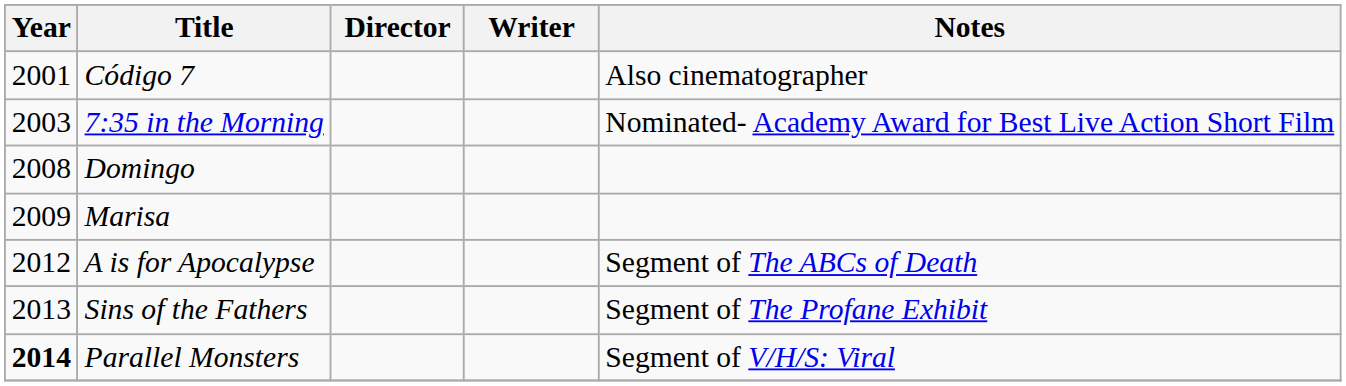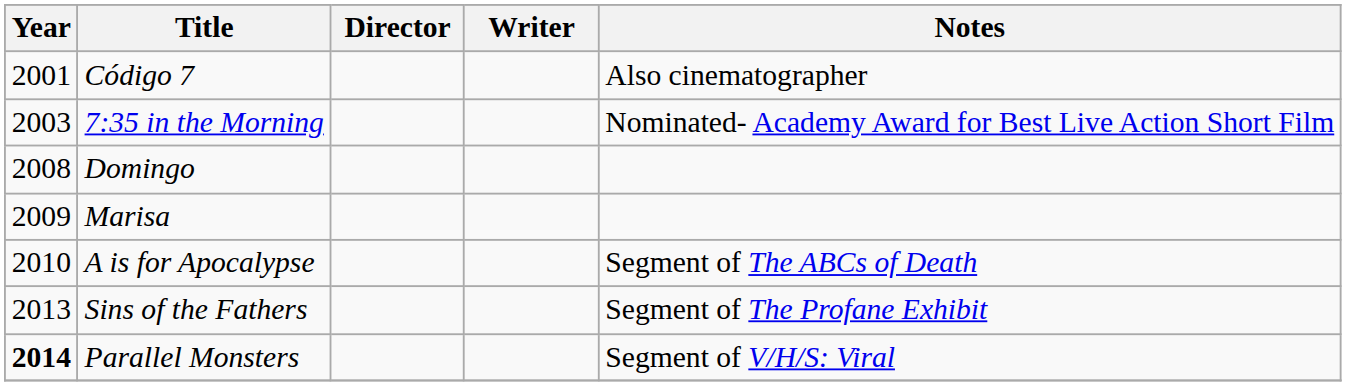(41, 262) 2012 -> (41, 262) 2010
